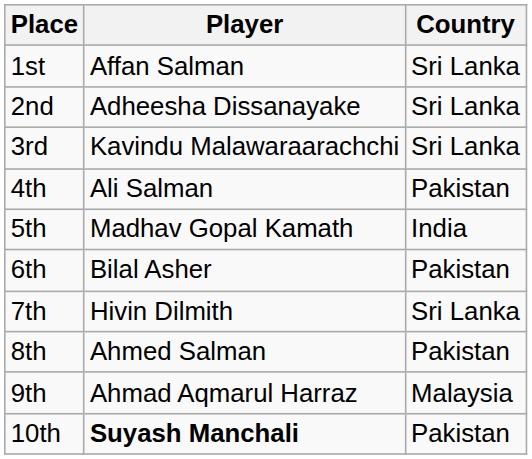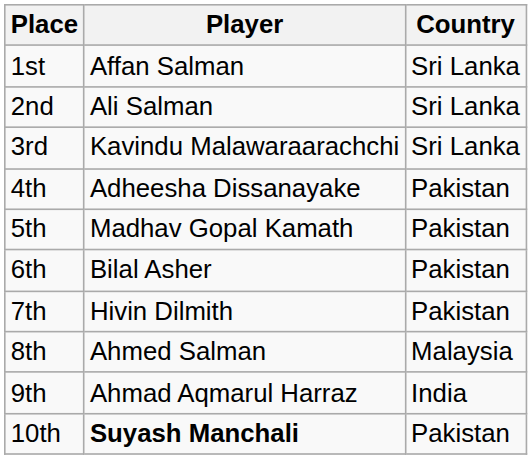(225, 106) Adheesha Dissanayake -> (152, 106) Ali Salman
(152, 188) Ali Salman -> (225, 188) Adheesha Dissanayake
(439, 229) India -> (461, 229) Pakistan
(466, 310) Sri Lanka -> (461, 310) Pakistan
(461, 351) Pakistan -> (462, 351) Malaysia
(462, 392) Malaysia -> (439, 392) India
